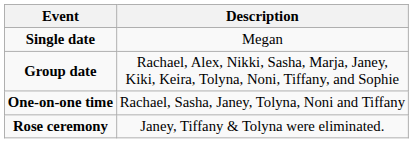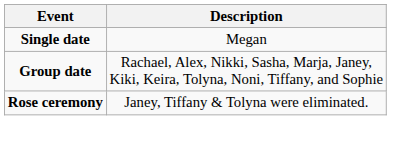- row: (60, 102)
